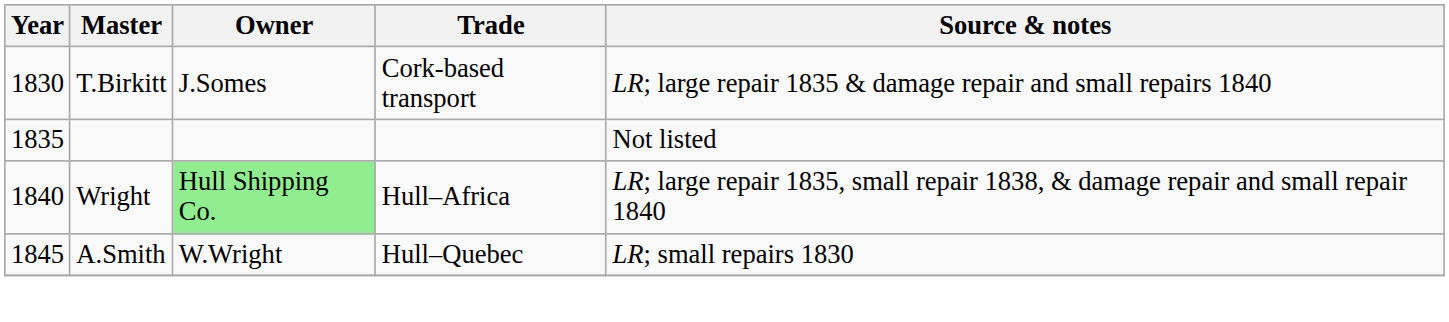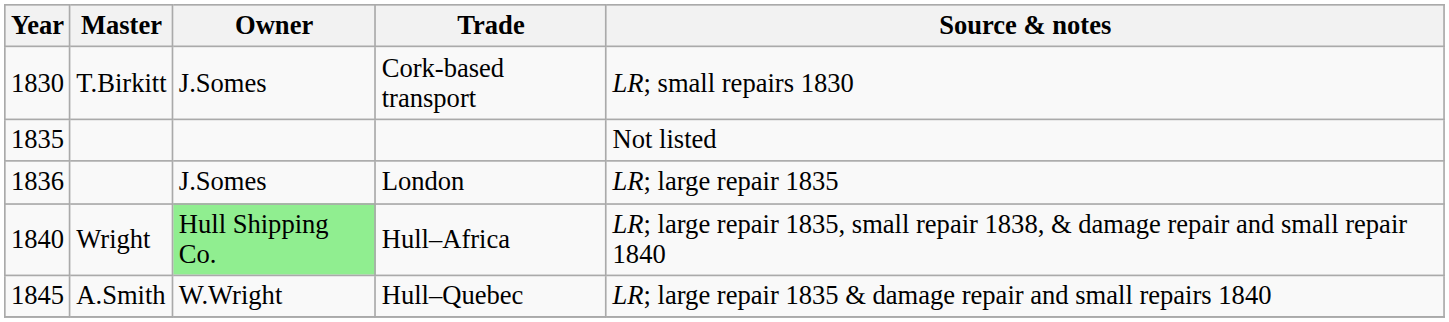(942, 82) LR; large repair 1835 & damage repair and small repairs 1840 -> (733, 82) LR; small repairs 1830
+ row: (38, 181)
(733, 253) LR; small repairs 1830 -> (942, 295) LR; large repair 1835 & damage repair and small repairs 1840
